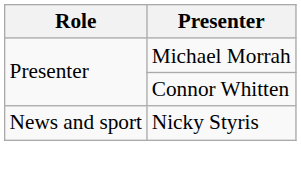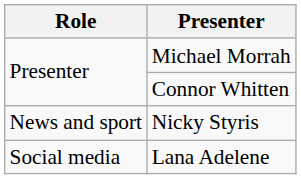+ row: (211, 156)
